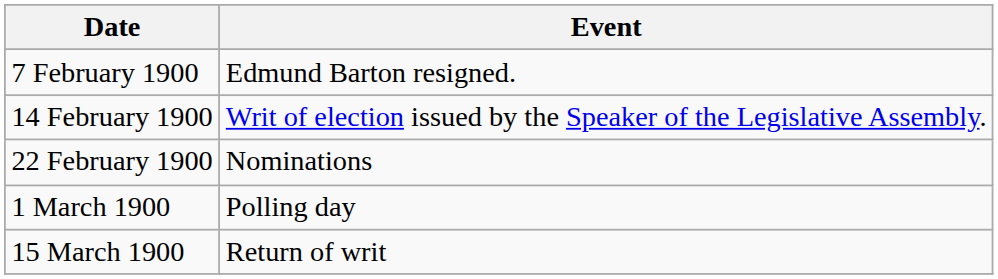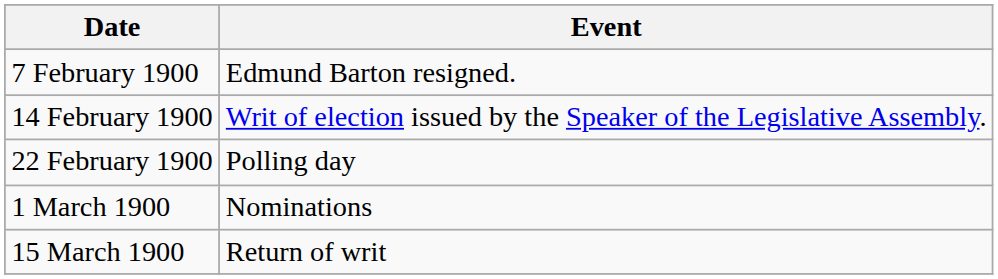(299, 161) Nominations -> (291, 161) Polling day
(291, 206) Polling day -> (299, 206) Nominations
